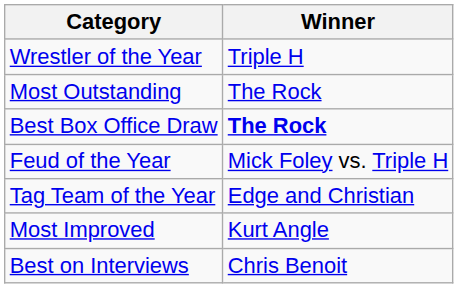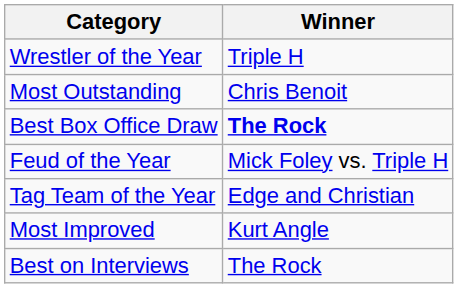(275, 91) The Rock -> (287, 91) Chris Benoit
(287, 265) Chris Benoit -> (275, 265) The Rock
